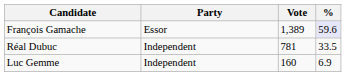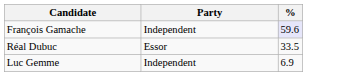- column: (297, 12)
(155, 29) Essor -> (170, 29) Independent
(170, 46) Independent -> (155, 46) Essor
